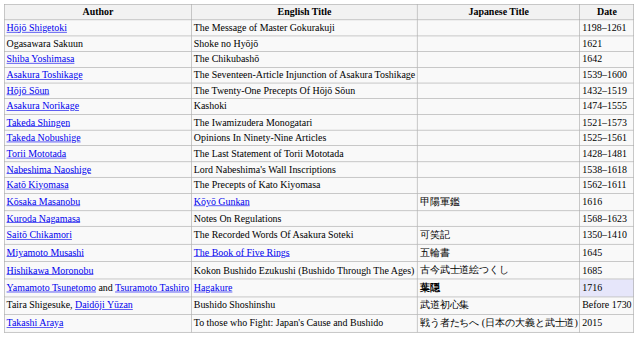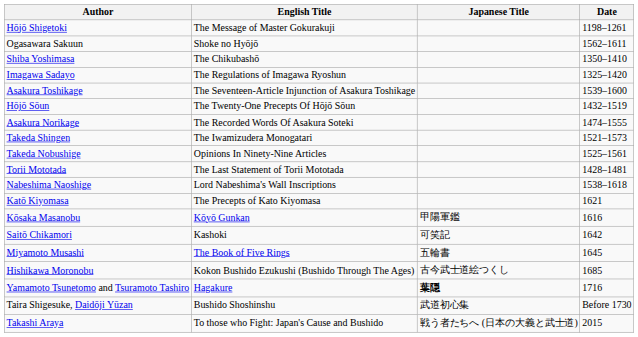(592, 43) 1621 -> (604, 43) 1562–1611
(592, 59) 1642 -> (605, 59) 1350–1410
+ row: (41, 75)
(210, 106) Kashoki -> (274, 122) The Recorded Words Of Asakura Soteki
(604, 185) 1562–1611 -> (592, 201) 1621
- row: (43, 218)
(274, 235) The Recorded Words Of Asakura Soteki -> (210, 235) Kashoki
(605, 235) 1350–1410 -> (592, 235) 1642
(592, 288) lavender background -> (592, 288) no background
